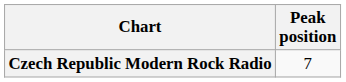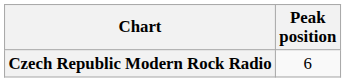(308, 63) 7 -> (308, 63) 6
